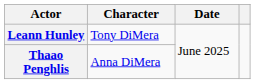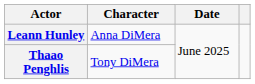(125, 34) Tony DiMera -> (125, 34) Anna DiMera
(125, 61) Anna DiMera -> (125, 61) Tony DiMera
